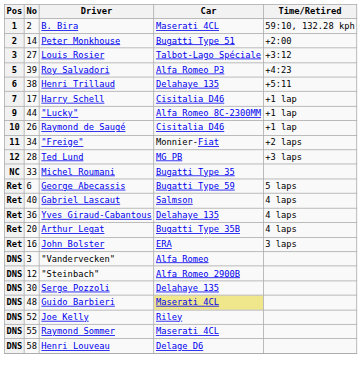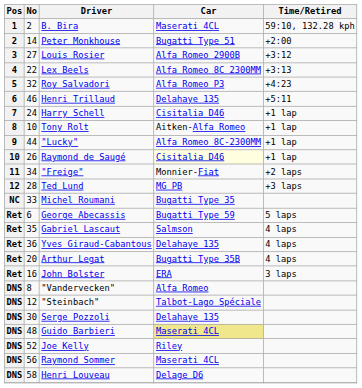(209, 55) Talbot-Lago Spéciale -> (198, 55) Alfa Romeo 2900B
+ row: (65, 70)
(32, 70) 39 -> (32, 84) 32
(32, 84) 38 -> (32, 99) 46
(32, 99) 17 -> (32, 113) 24
+ row: (65, 128)
(190, 128) no background -> (190, 157) lightyellow background
(32, 201) 40 -> (32, 230) 35
(29, 259) 3 -> (29, 288) 8
(198, 273) Alfa Romeo 2900B -> (209, 303) Talbot-Lago Spéciale
(32, 332) 55 -> (32, 361) 56
